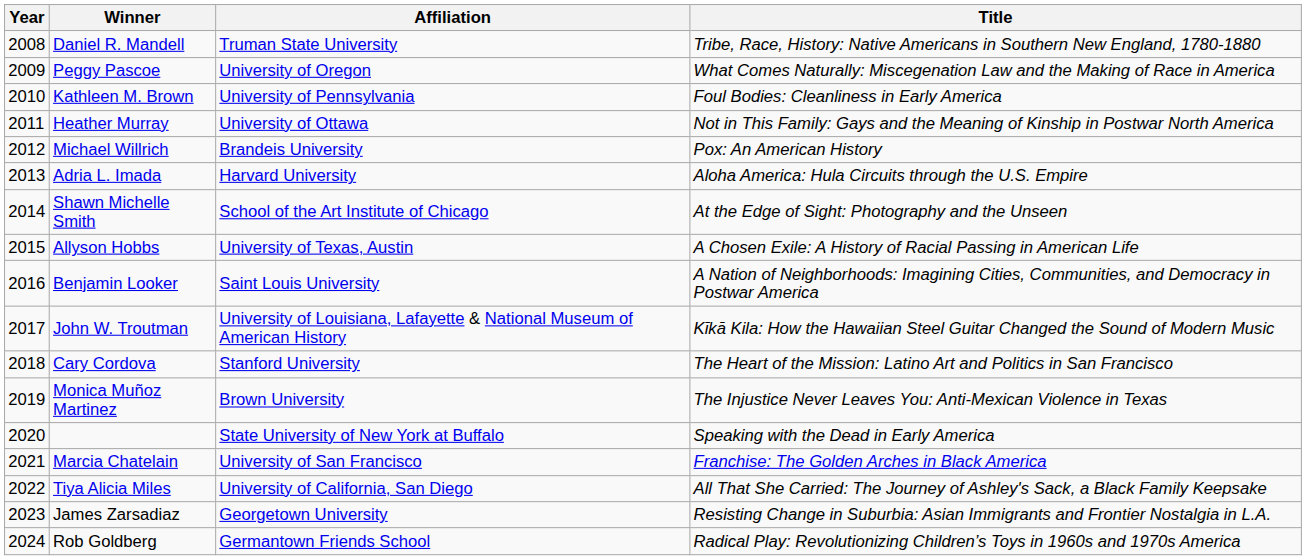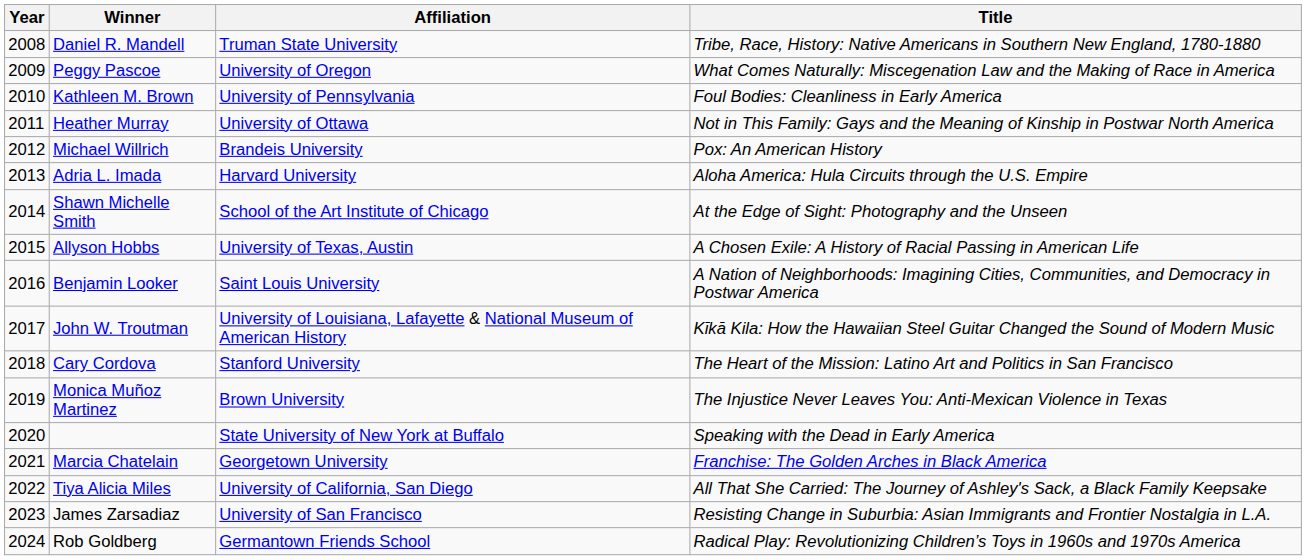(321, 462) University of San Francisco -> (304, 462) Georgetown University
(304, 514) Georgetown University -> (321, 514) University of San Francisco
